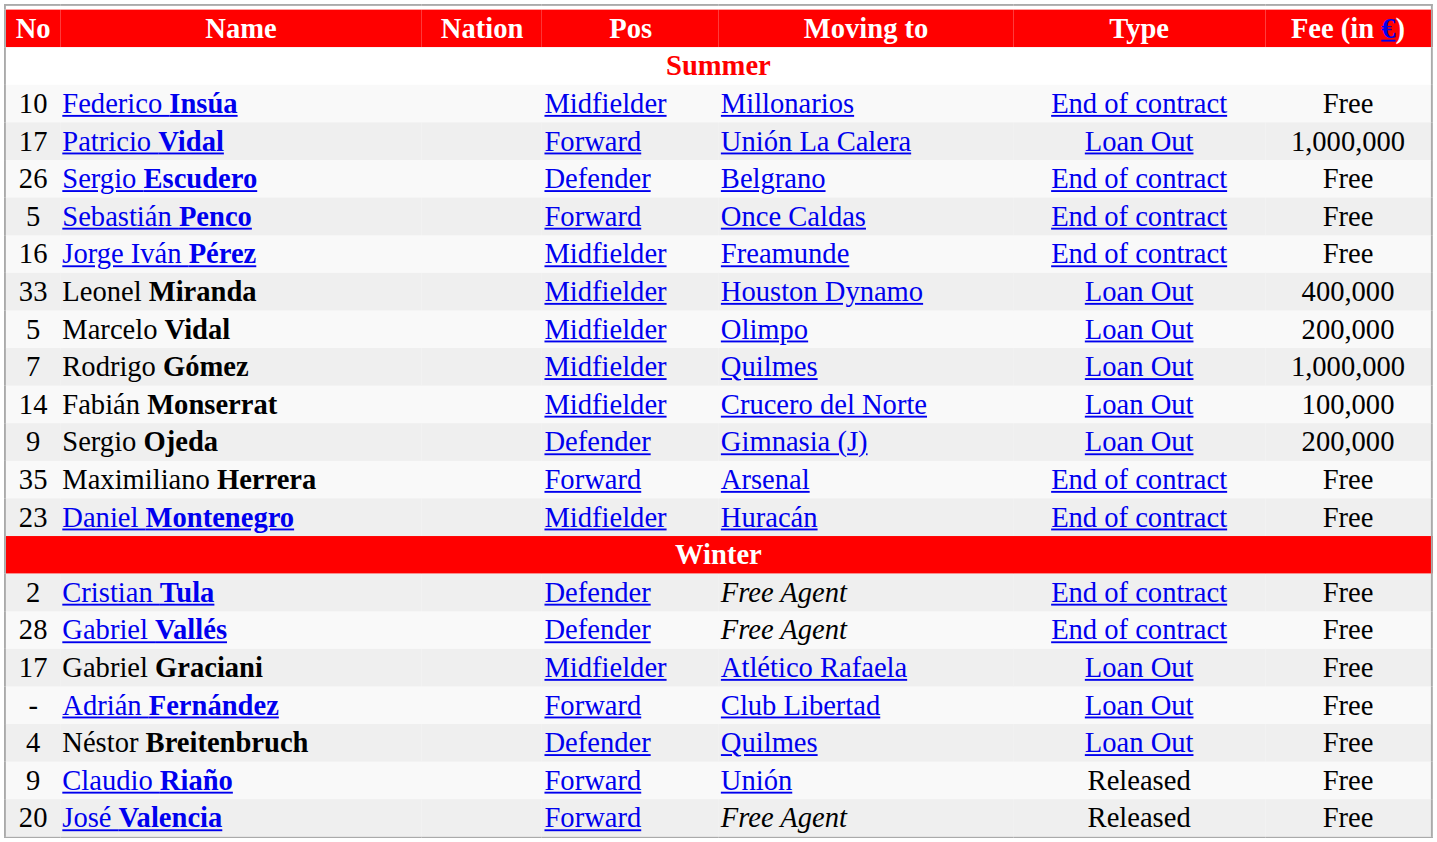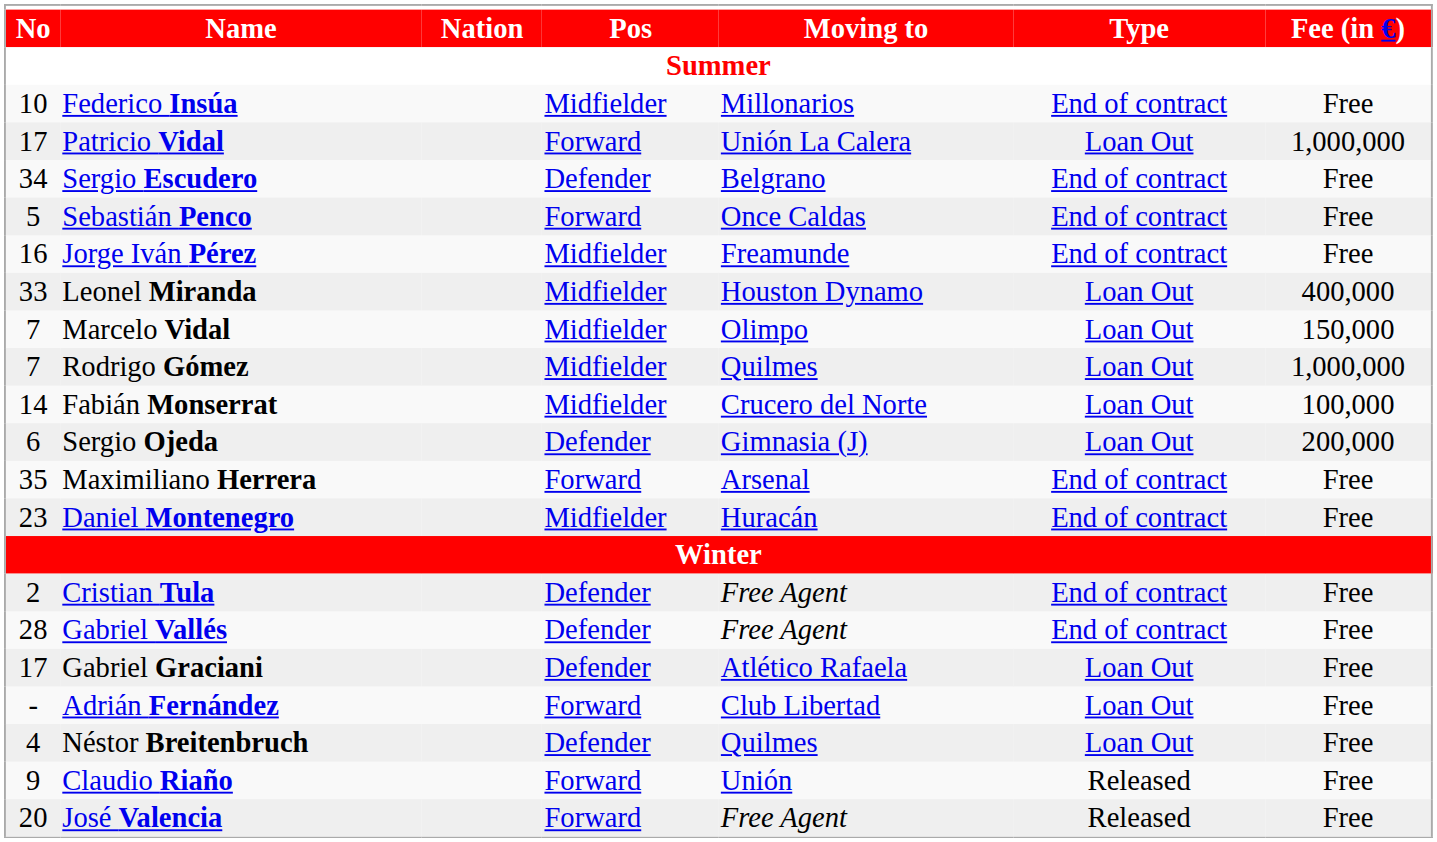(33, 178) 26 -> (33, 178) 34
(33, 328) 5 -> (33, 328) 7
(1348, 328) 200,000 -> (1348, 328) 150,000
(33, 441) 9 -> (33, 441) 6
(606, 667) Midfielder -> (598, 667) Defender
